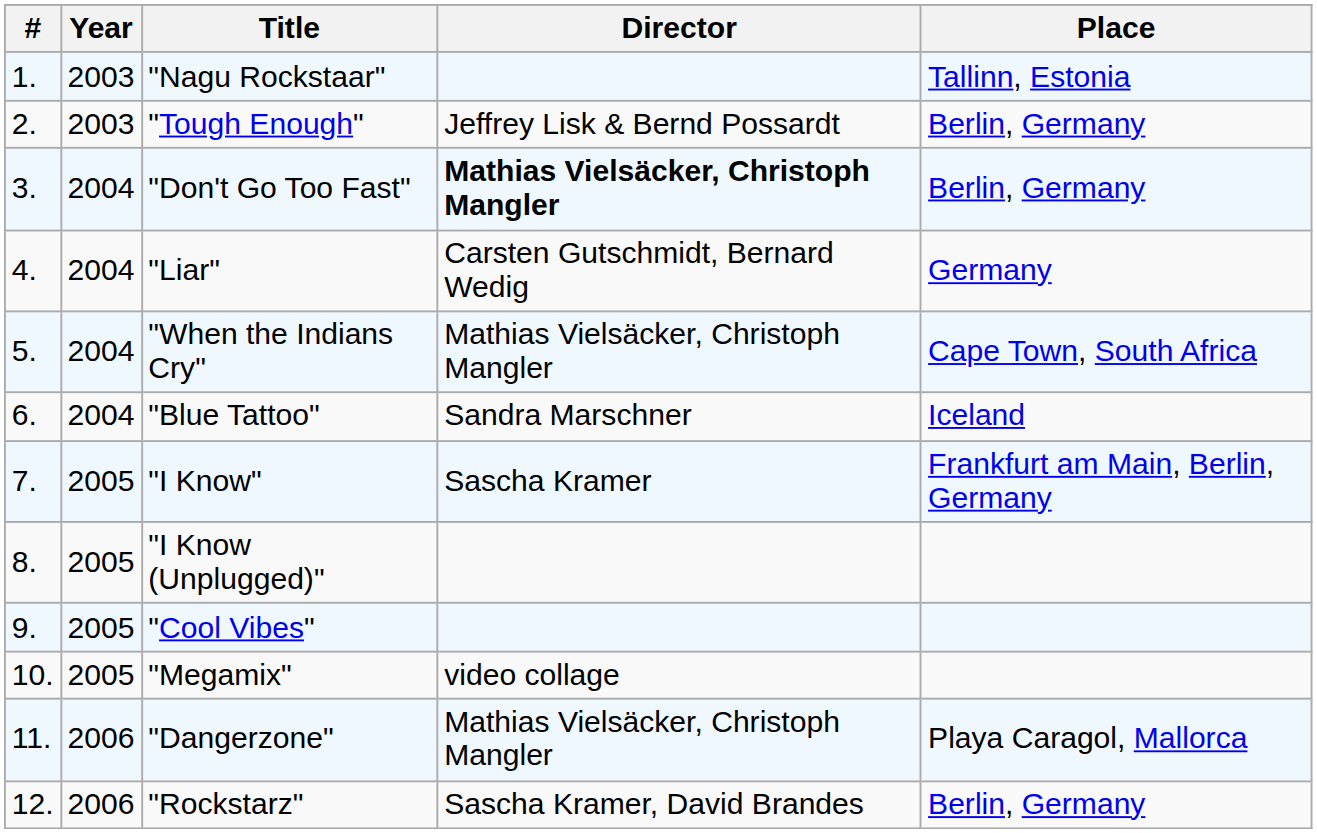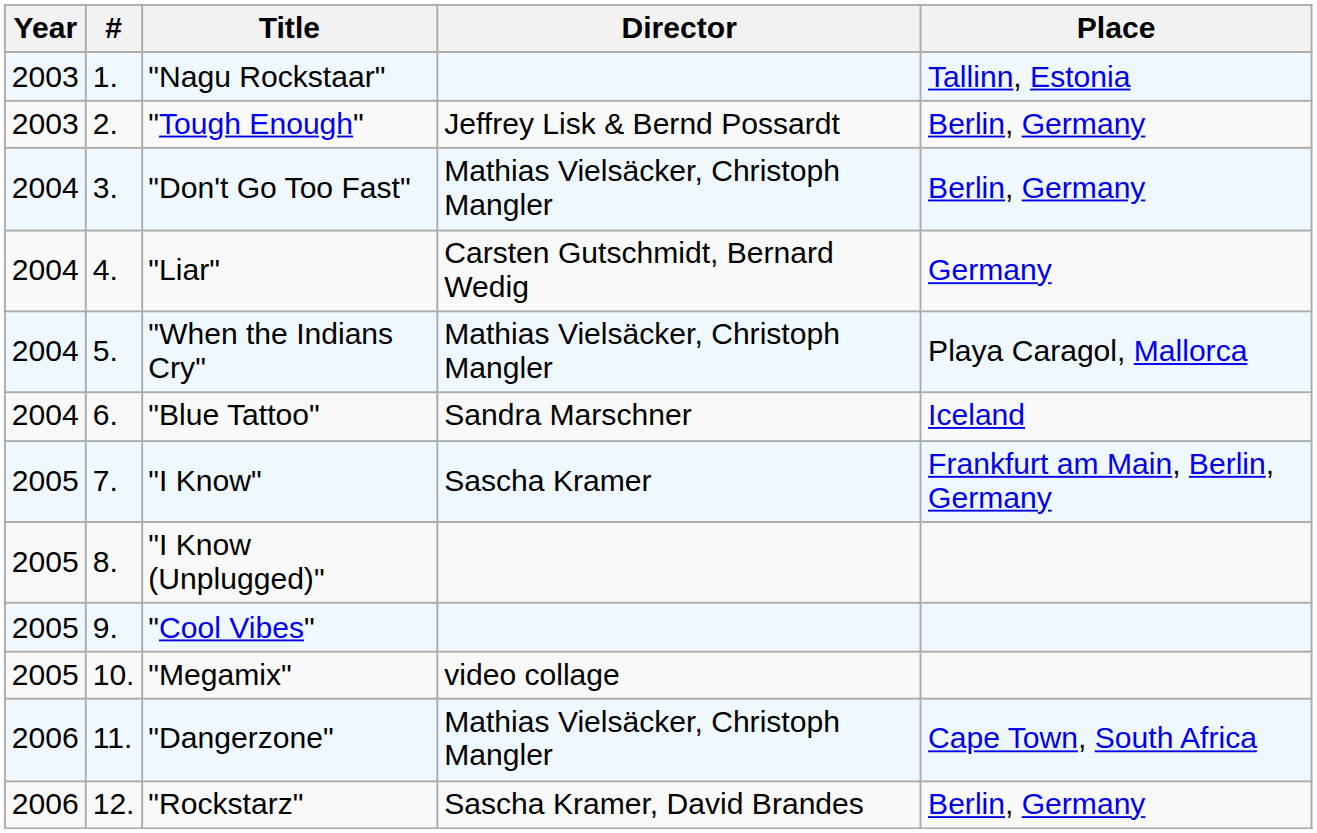columns swapped: (33, 28) <-> (101, 28)
(657, 188) bold -> (642, 188) normal
(1093, 351) Cape Town, South Africa -> (1088, 351) Playa Caragol, Mallorca
(1088, 739) Playa Caragol, Mallorca -> (1093, 739) Cape Town, South Africa
